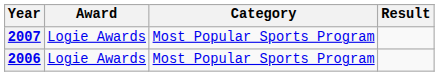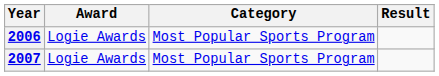rows swapped: (24, 60) <-> (24, 38)
